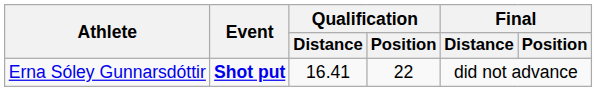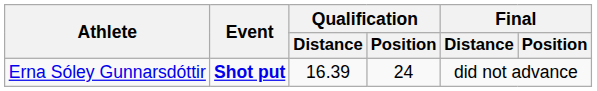(328, 73) 16.41 -> (328, 73) 16.39
(404, 73) 22 -> (404, 73) 24
